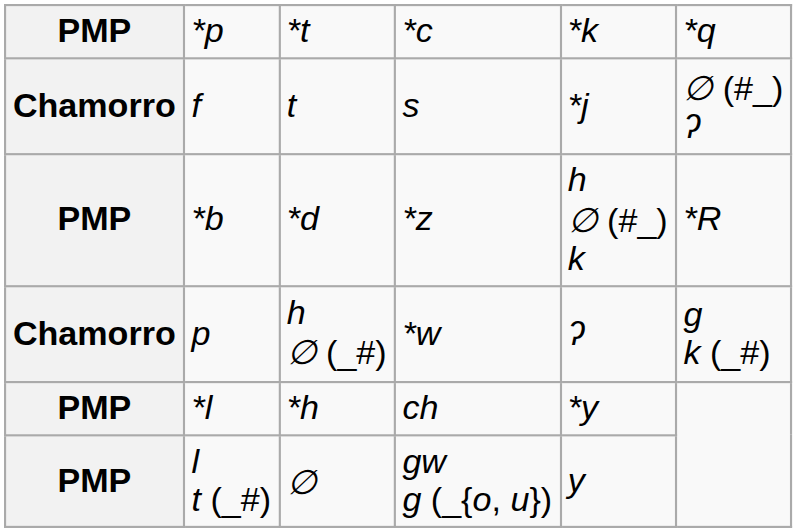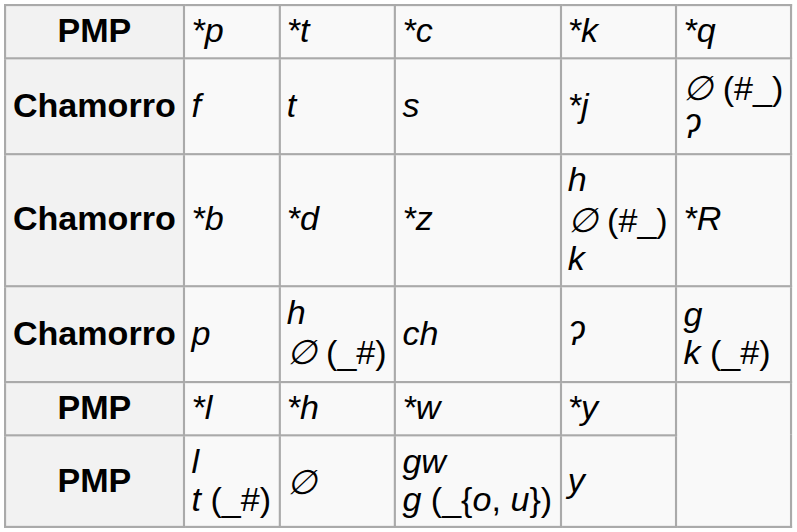(94, 219) PMP -> (94, 219) Chamorro
(421, 333) *w -> (420, 333) ch
(420, 407) ch -> (421, 407) *w
